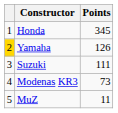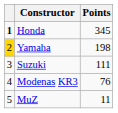(9, 30) normal -> (9, 30) bold
(103, 47) 126 -> (103, 47) 198
(105, 82) 73 -> (105, 82) 76
